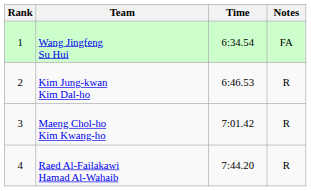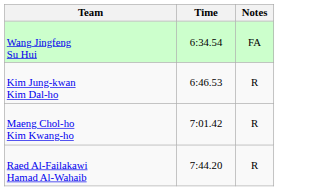- column: (20, 13)
